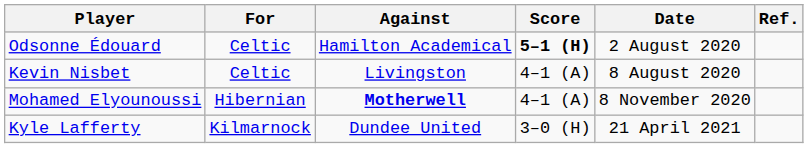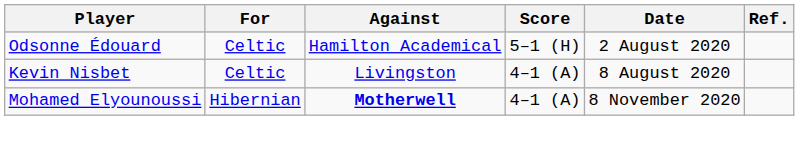(555, 46) bold -> (545, 46) normal
- row: (75, 129)
